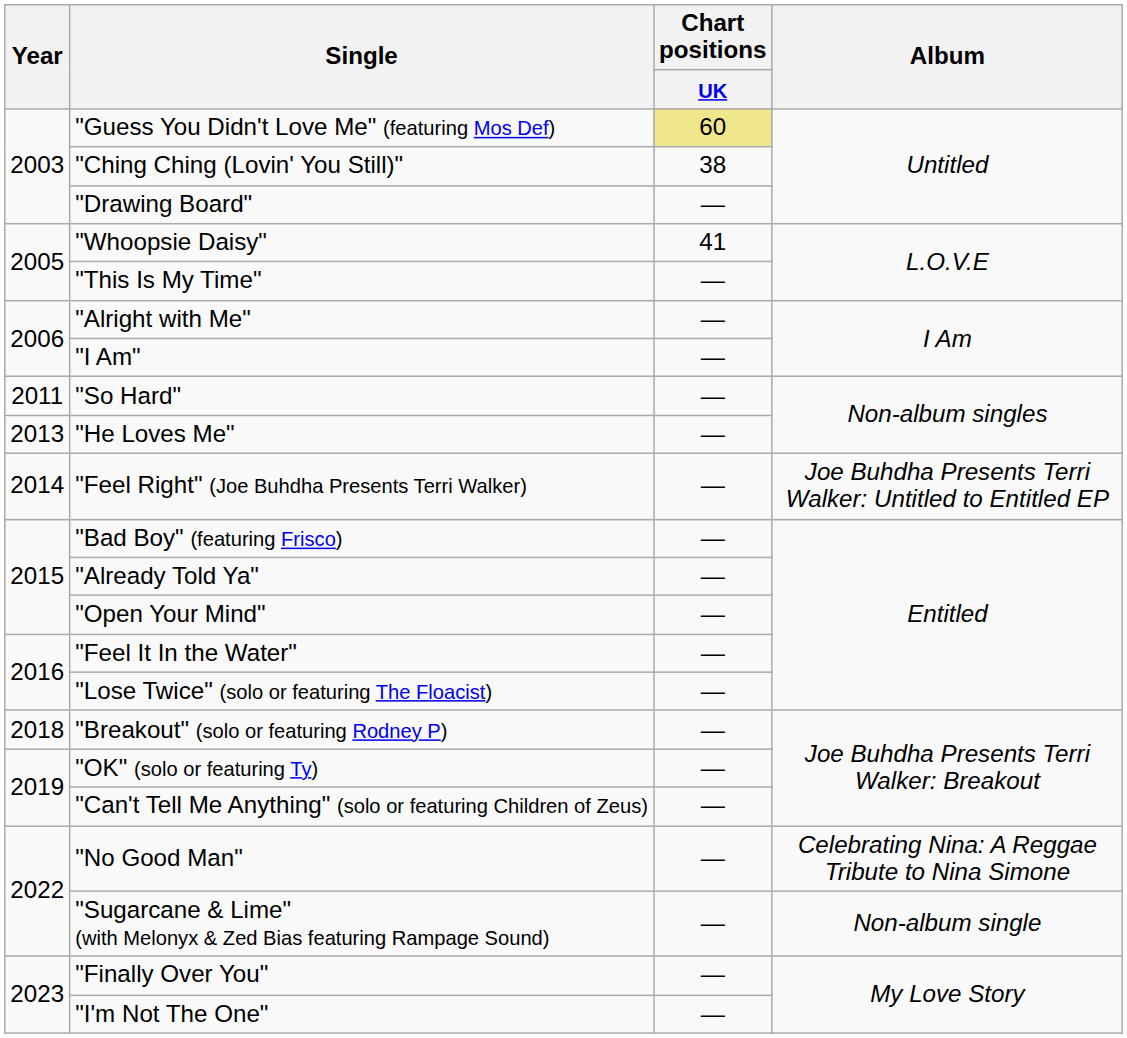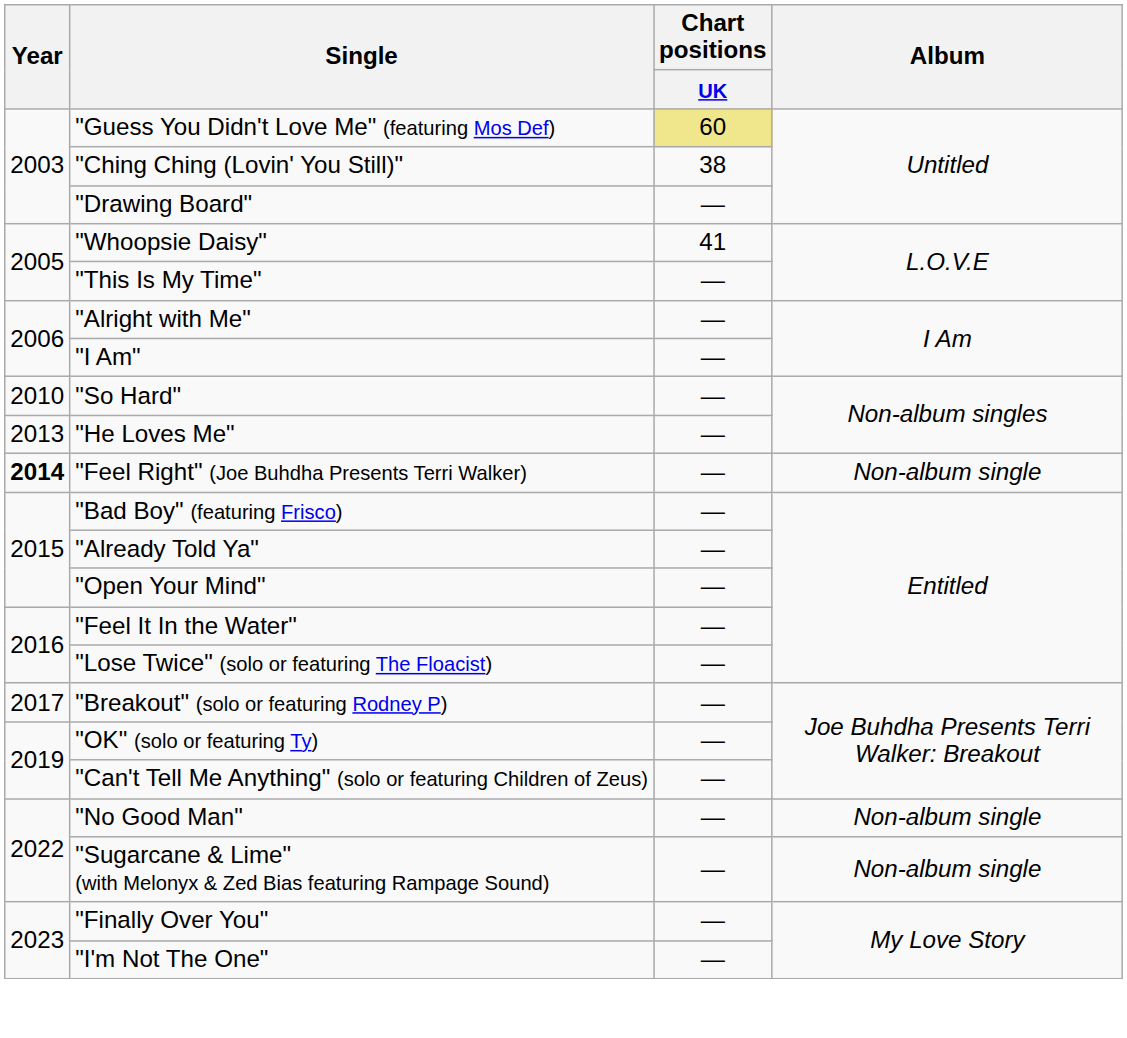(37, 395) 2011 -> (37, 395) 2010
(37, 485) normal -> (37, 472) bold
(947, 485) Joe Buhdha Presents Terri Walker: Untitled to Entitled EP -> (947, 472) Non-album single
(37, 729) 2018 -> (37, 702) 2017
(947, 857) Celebrating Nina: A Reggae Tribute to Nina Simone -> (947, 817) Non-album single
